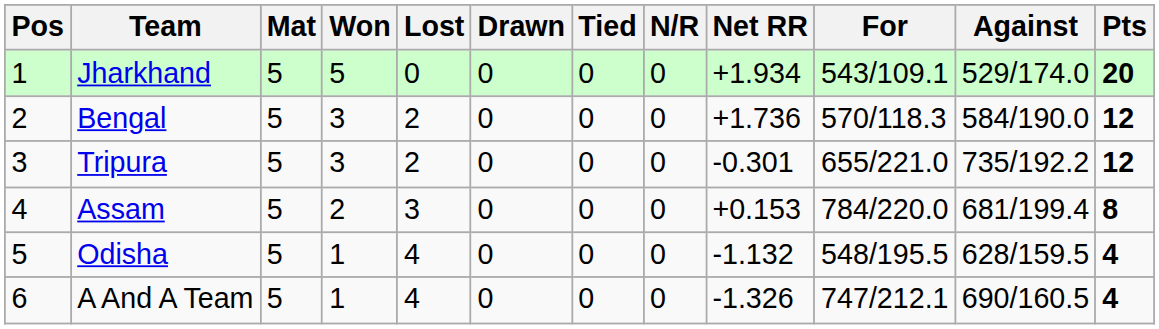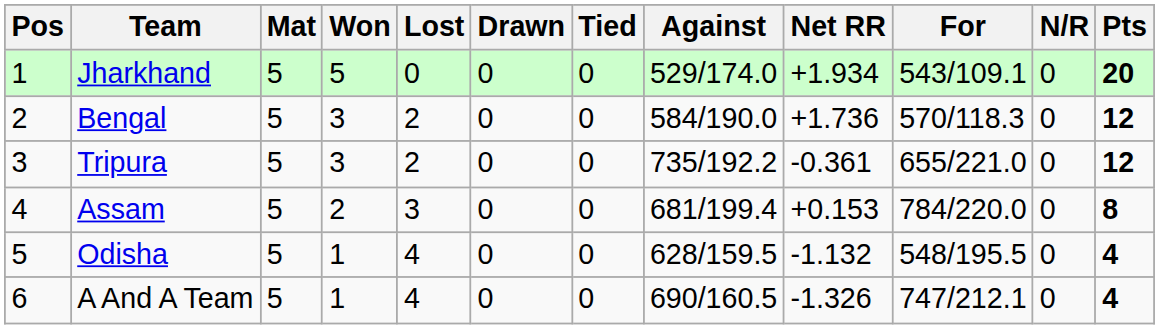columns swapped: (675, 27) <-> (1025, 27)
(753, 163) -0.301 -> (831, 163) -0.361
